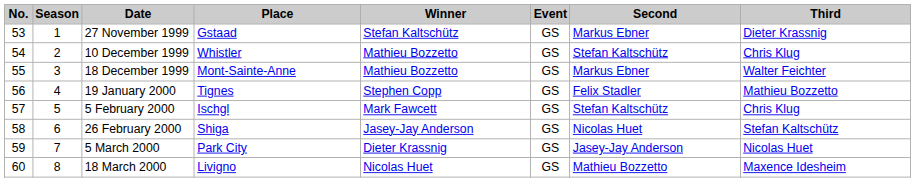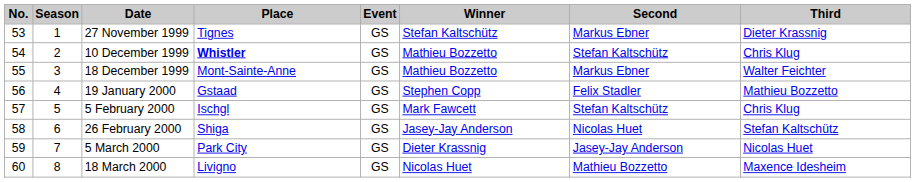columns swapped: (550, 14) <-> (446, 14)
(217, 33) Gstaad -> (215, 33) Tignes
(219, 52) normal -> (221, 52) bold
(215, 90) Tignes -> (217, 90) Gstaad
